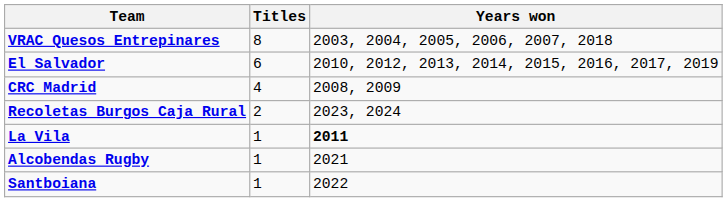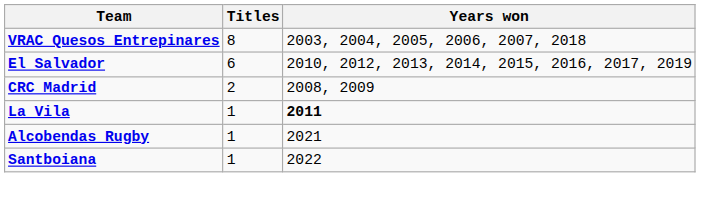(257, 88) 4 -> (231, 88) 2
- row: (127, 112)
